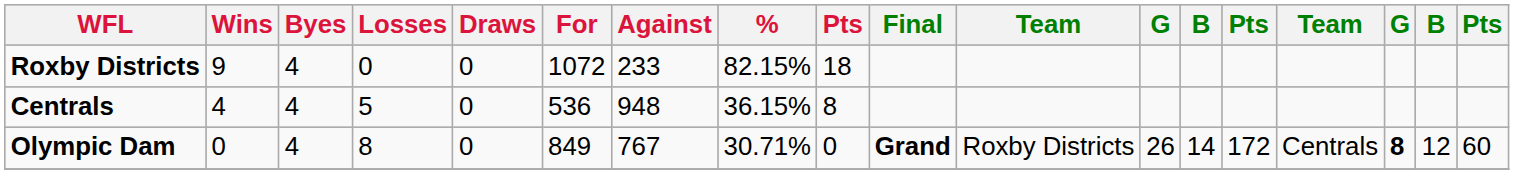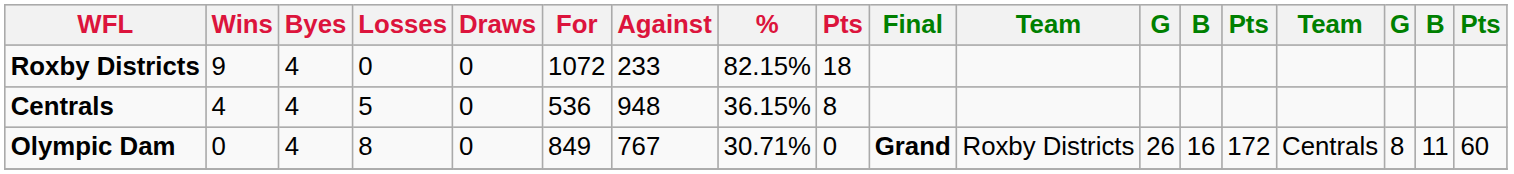(1201, 147) 14 -> (1201, 147) 16
(1397, 147) bold -> (1397, 147) normal
(1436, 147) 12 -> (1435, 147) 11
